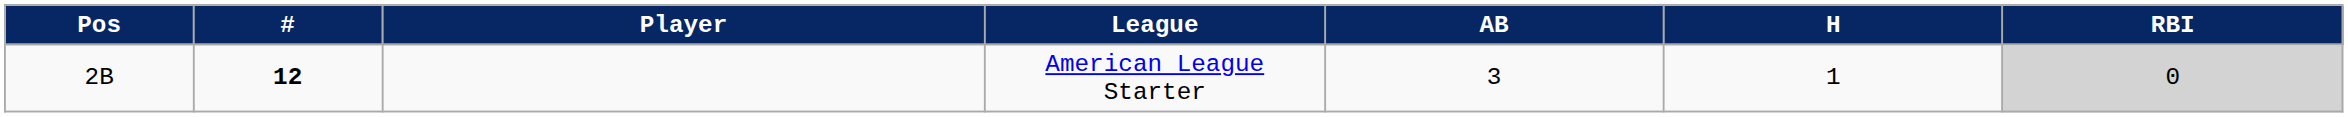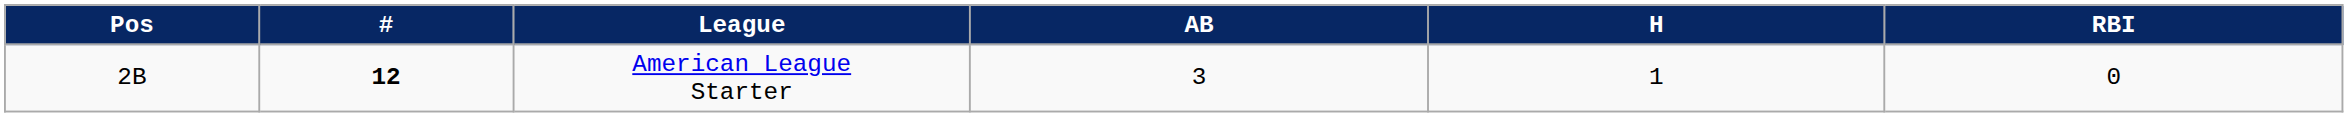- column: (684, 25)
(2173, 78) lightgrey background -> (2114, 78) no background
